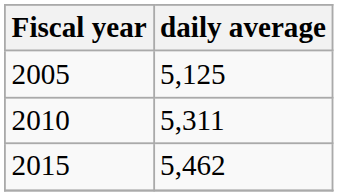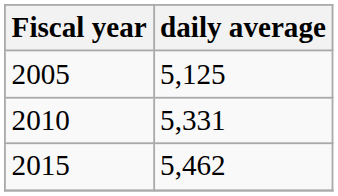(192, 119) 5,311 -> (193, 119) 5,331
